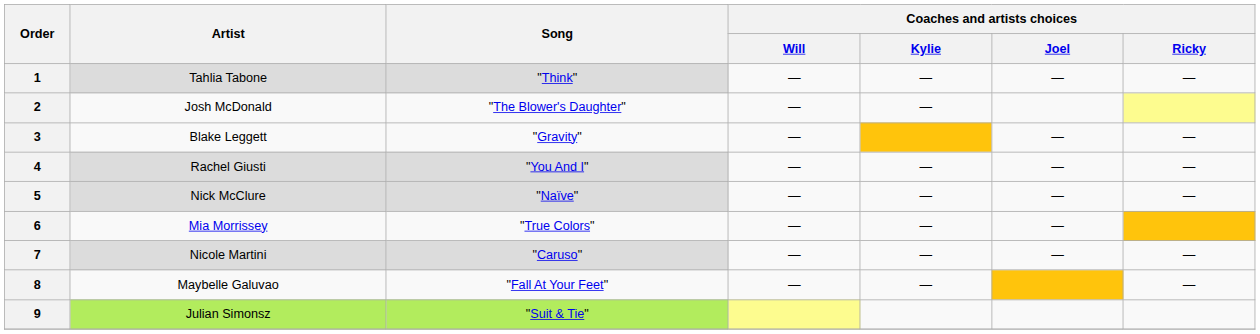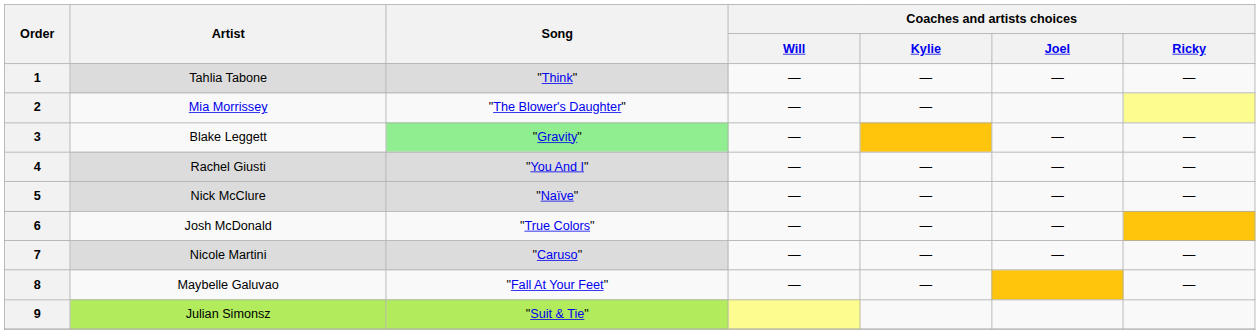(228, 107) Josh McDonald -> (228, 107) Mia Morrissey
(557, 137) no background -> (557, 137) lightgreen background
(228, 225) Mia Morrissey -> (228, 225) Josh McDonald
